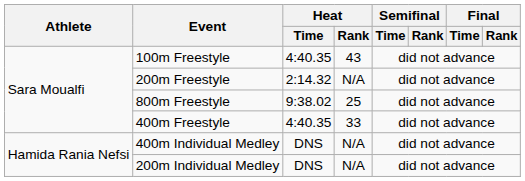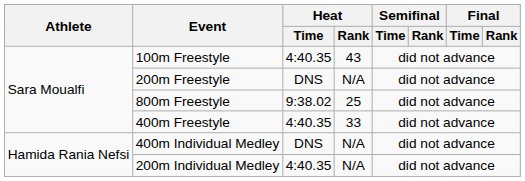(309, 79) 2:14.32 -> (309, 79) DNS
(309, 166) DNS -> (309, 166) 4:40.35
